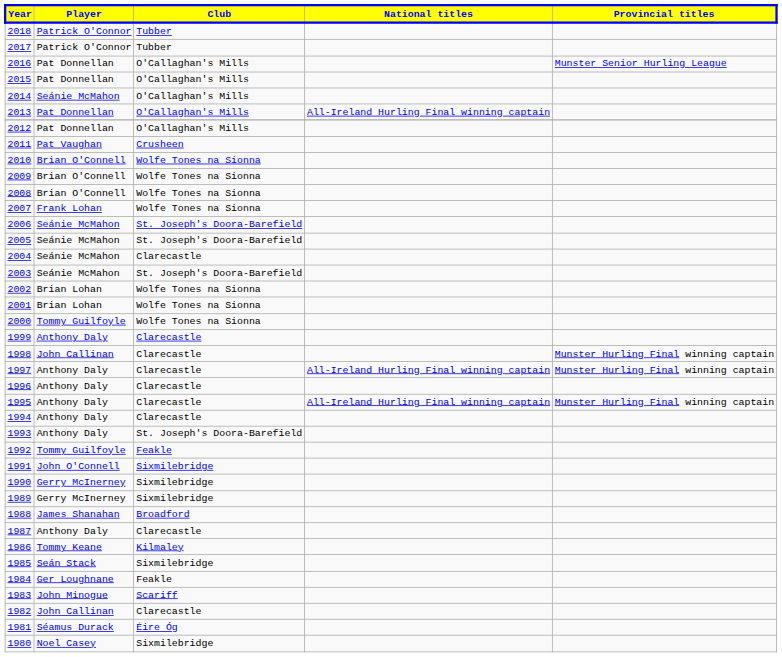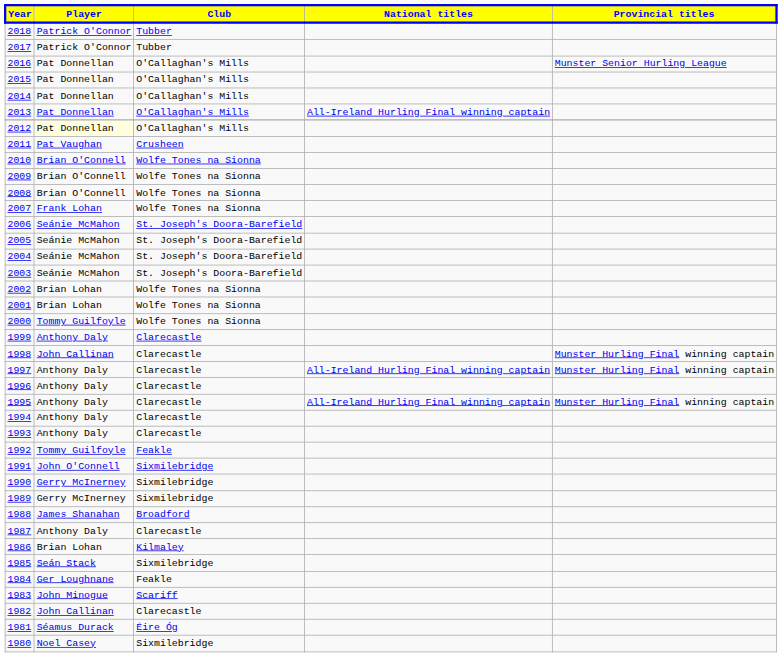(78, 96) Seánie McMahon -> (75, 96) Pat Donnellan
(75, 128) no background -> (75, 128) lightyellow background
(169, 257) Clarecastle -> (219, 257) St. Joseph's Doora-Barefield
(219, 434) St. Joseph's Doora-Barefield -> (169, 434) Clarecastle
(69, 547) Tommy Keane -> (69, 547) Brian Lohan
